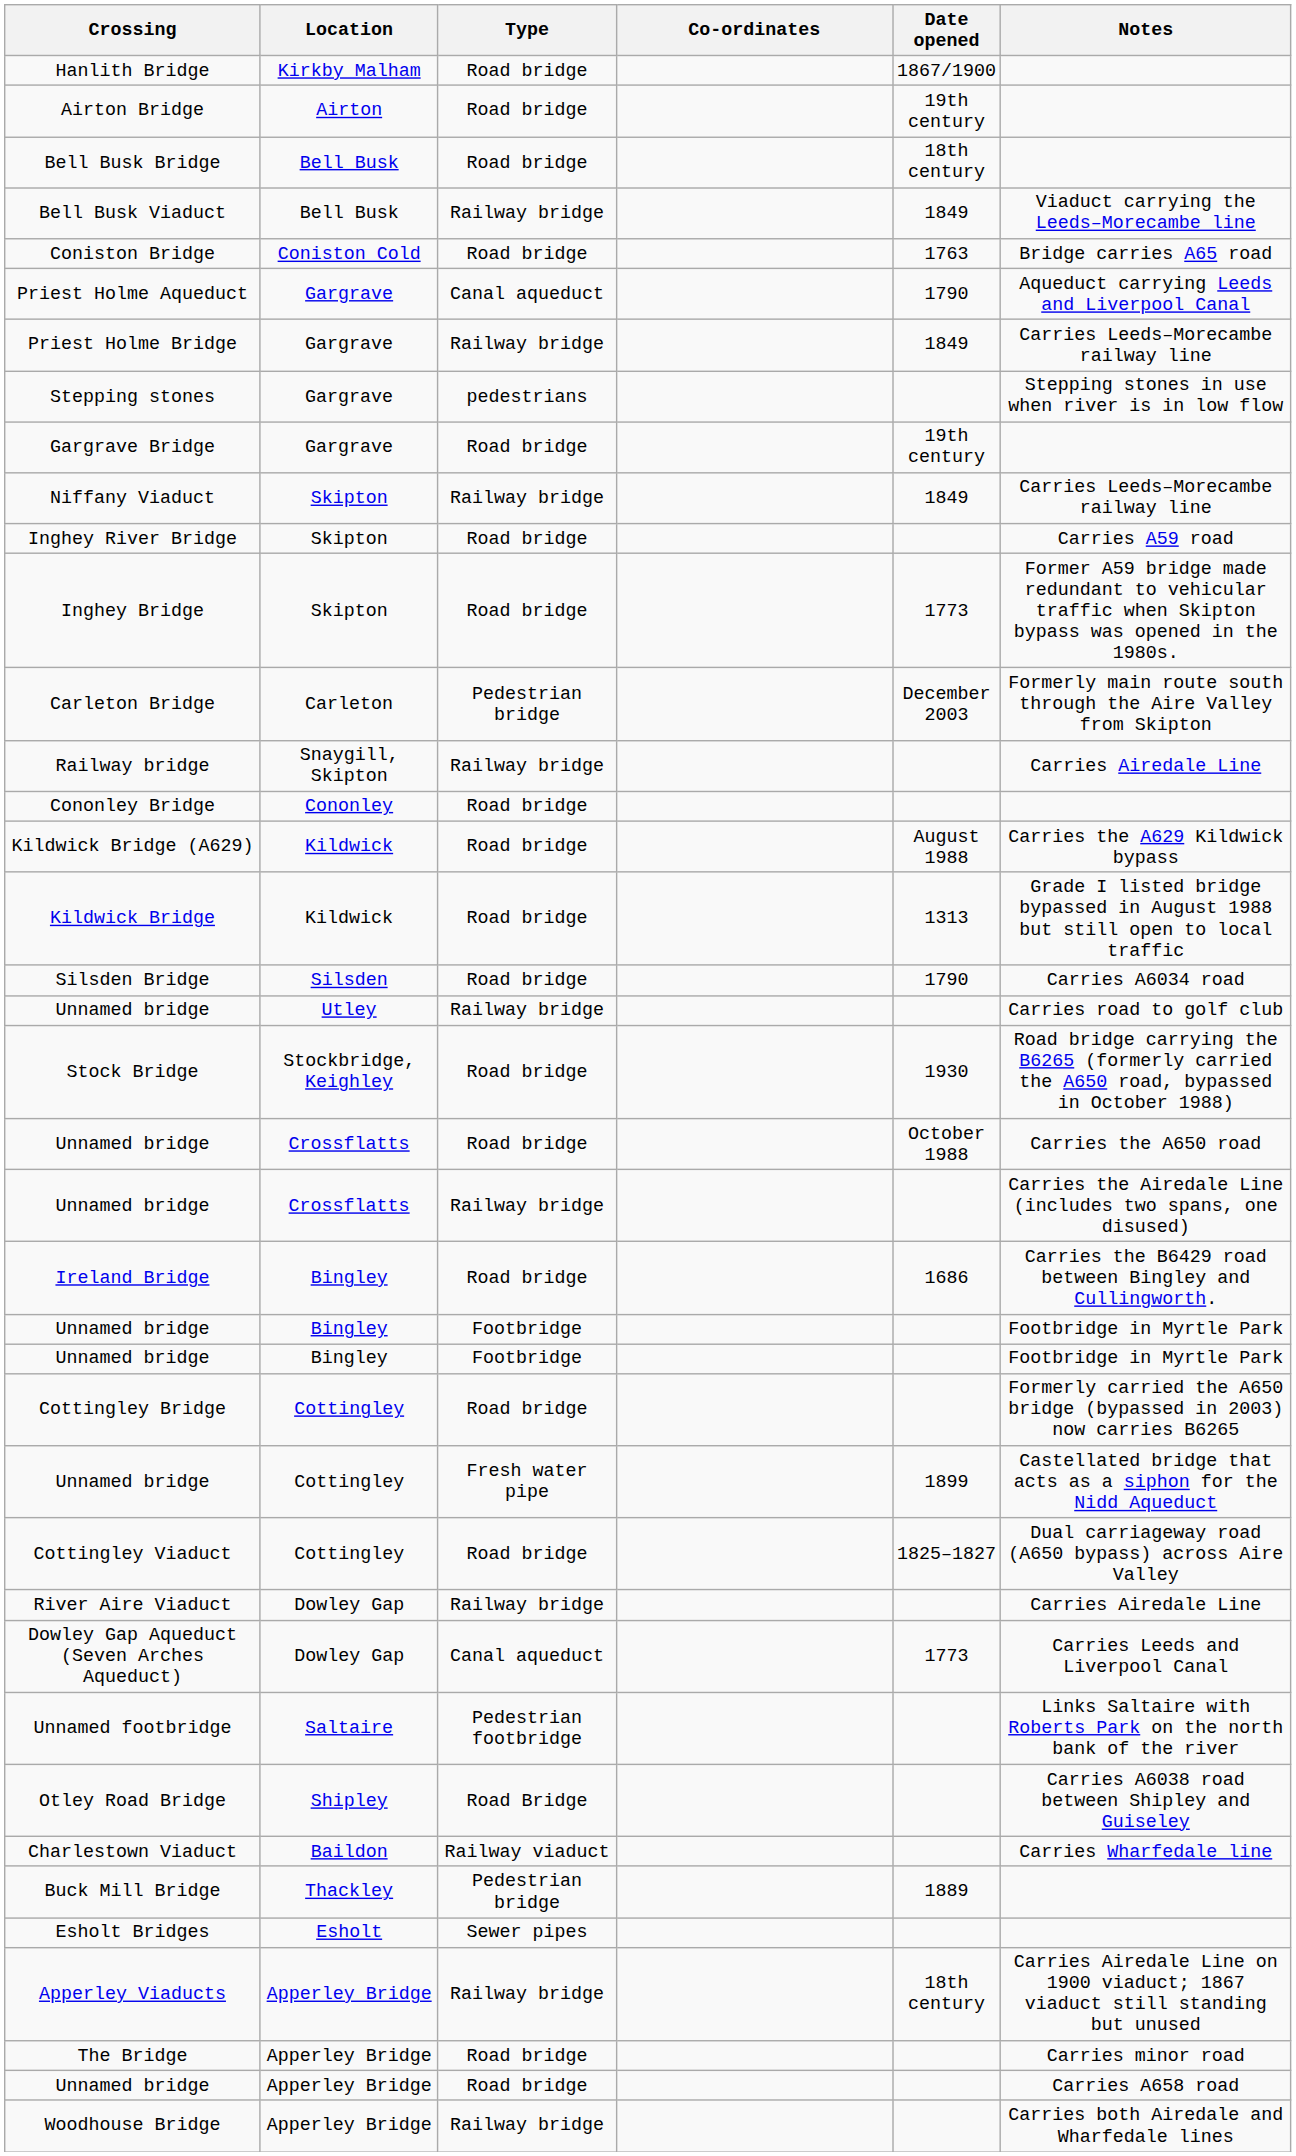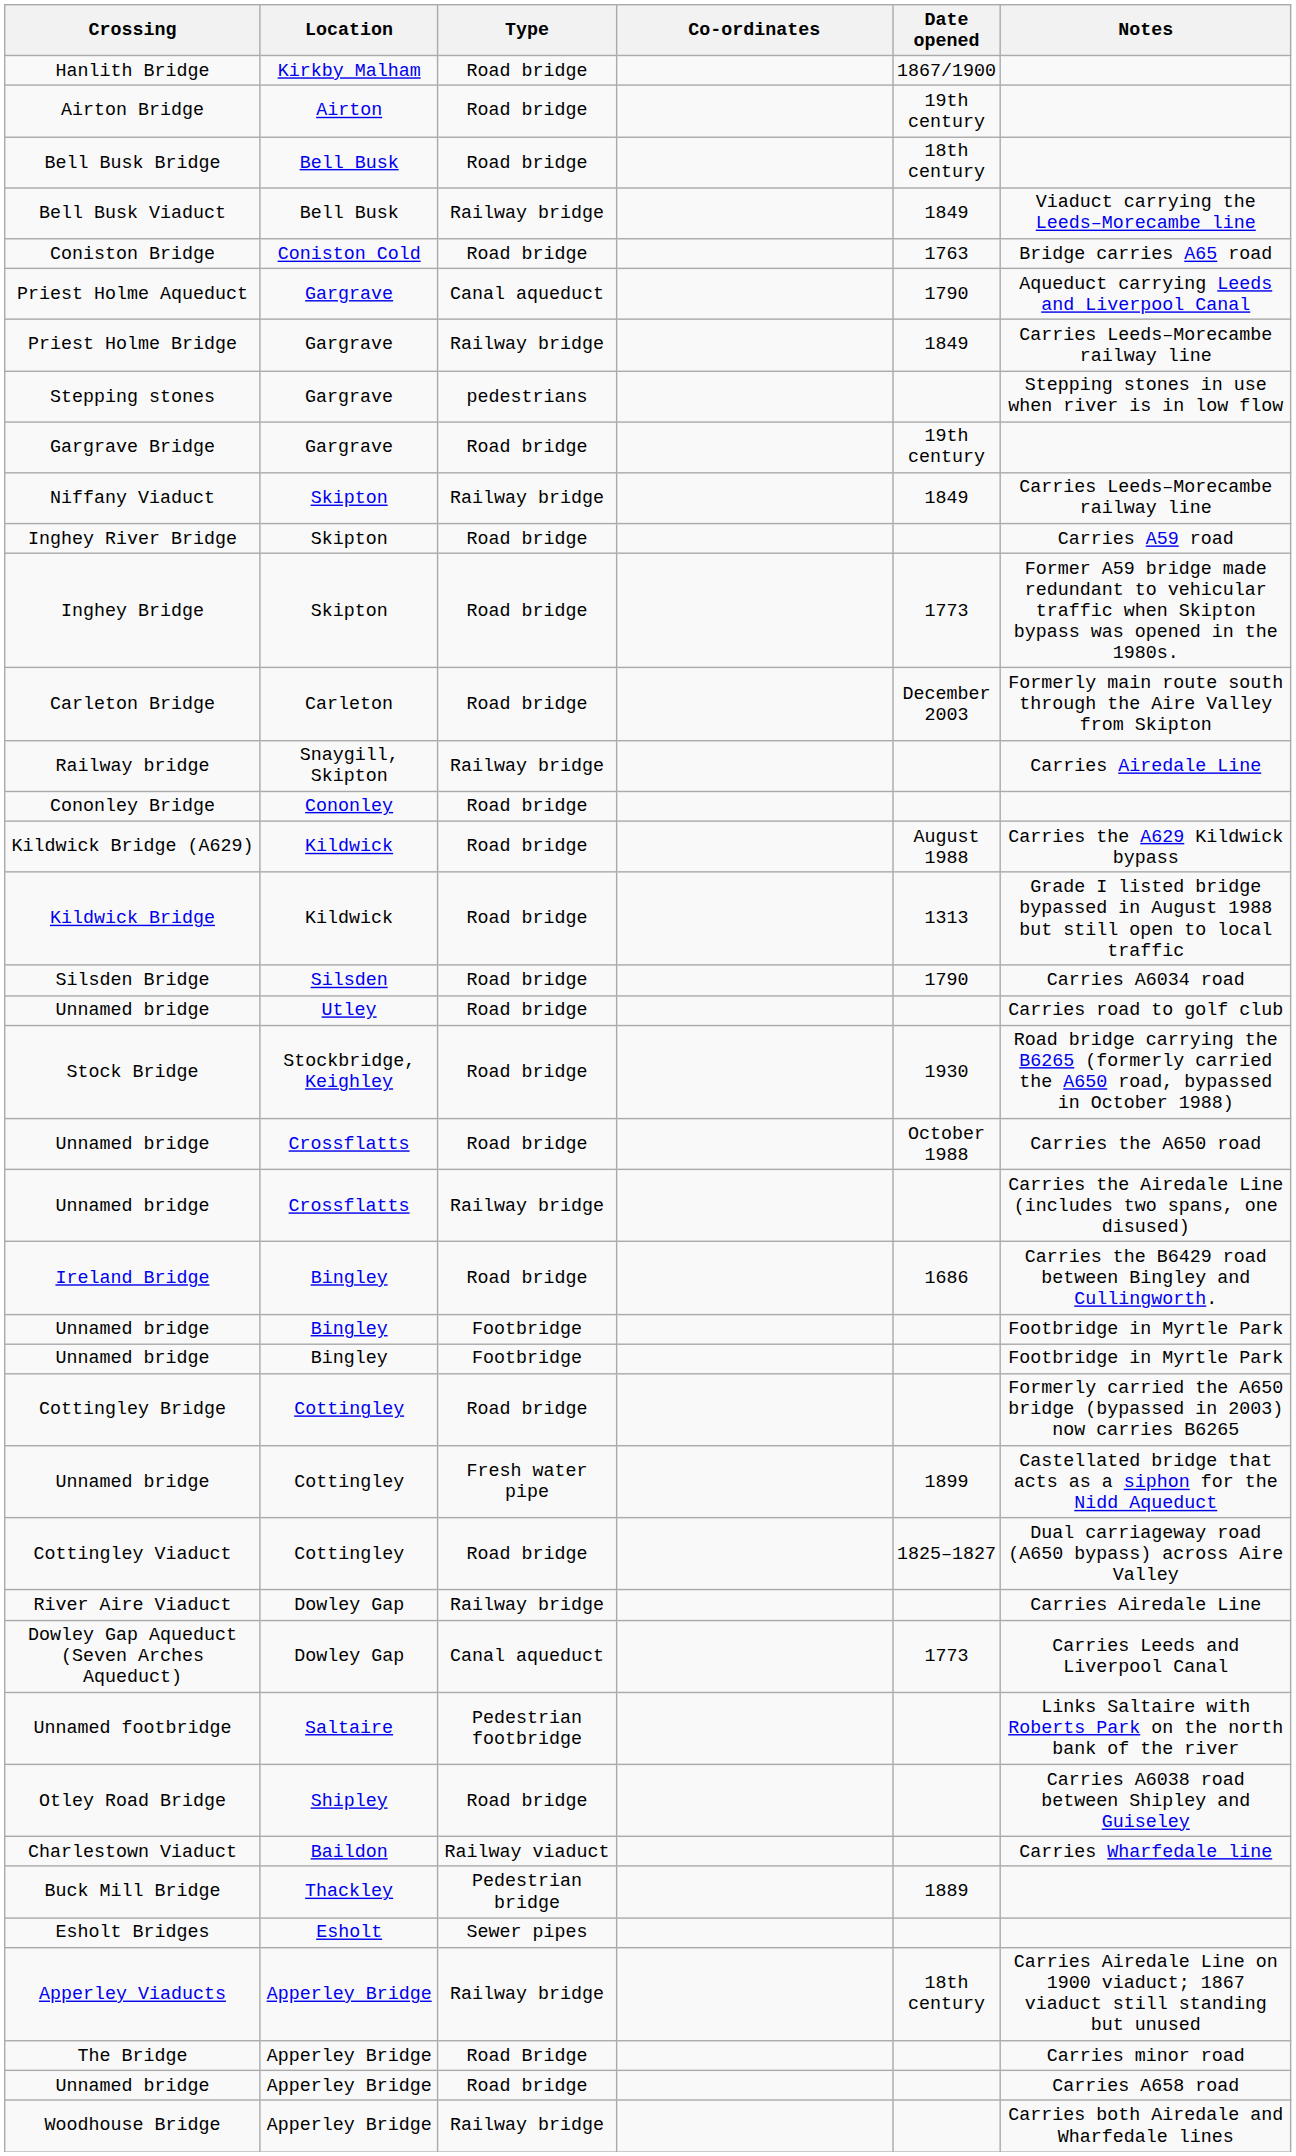(527, 704) Pedestrian bridge -> (527, 704) Road bridge
(527, 1010) Railway bridge -> (527, 1010) Road bridge
(527, 1800) Road Bridge -> (527, 1800) Road bridge
(527, 2056) Road bridge -> (527, 2056) Road Bridge
